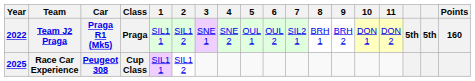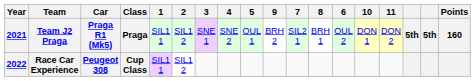columns swapped: (274, 11) <-> (343, 11)
(16, 35) 2022 -> (16, 35) 2021
(16, 64) 2025 -> (16, 64) 2022
